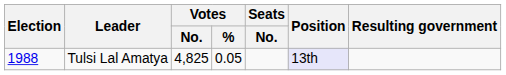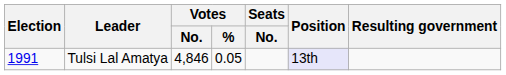(23, 59) 1988 -> (23, 59) 1991
(191, 59) 4,825 -> (191, 59) 4,846
